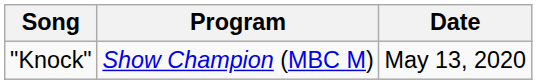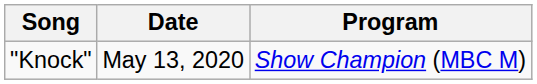columns swapped: (238, 23) <-> (455, 23)
